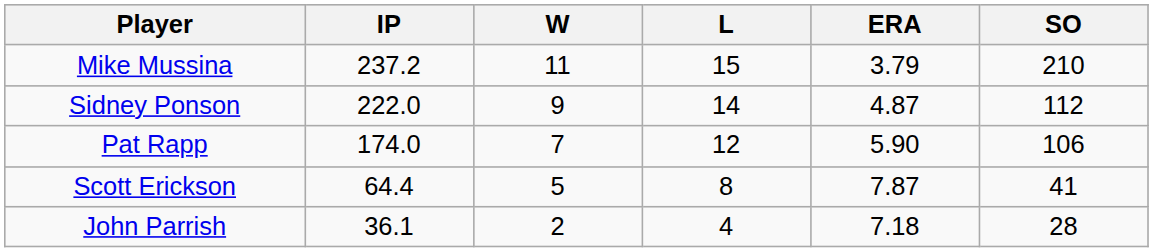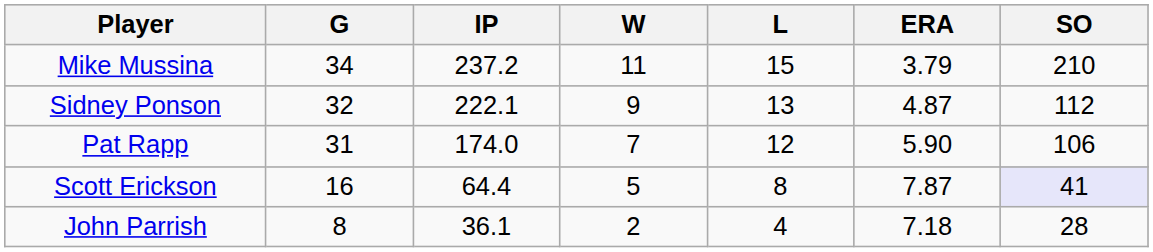+ column: (340, 24)
(389, 105) 222.0 -> (486, 105) 222.1
(726, 105) 14 -> (780, 105) 13
(1063, 186) no background -> (1074, 186) lavender background
